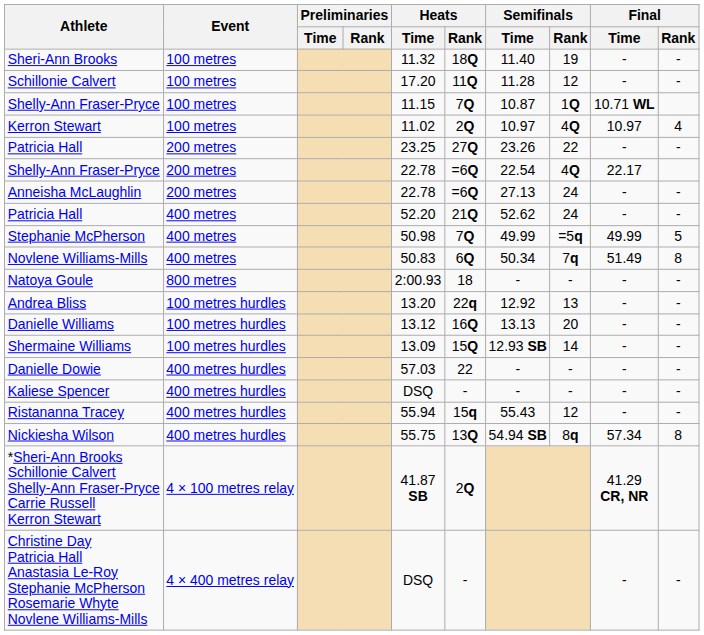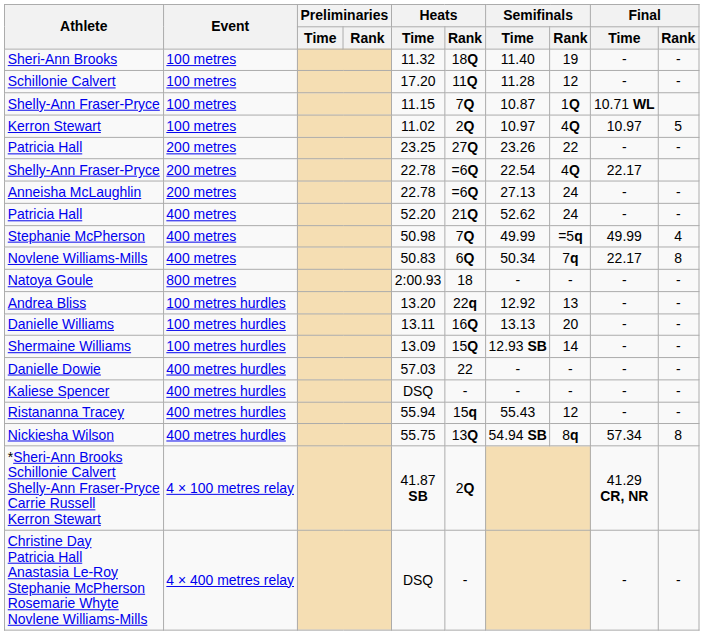(678, 126) 4 -> (678, 126) 5
(678, 237) 5 -> (678, 237) 4
(624, 259) 51.49 -> (624, 259) 22.17
(418, 325) 13.12 -> (418, 325) 13.11
